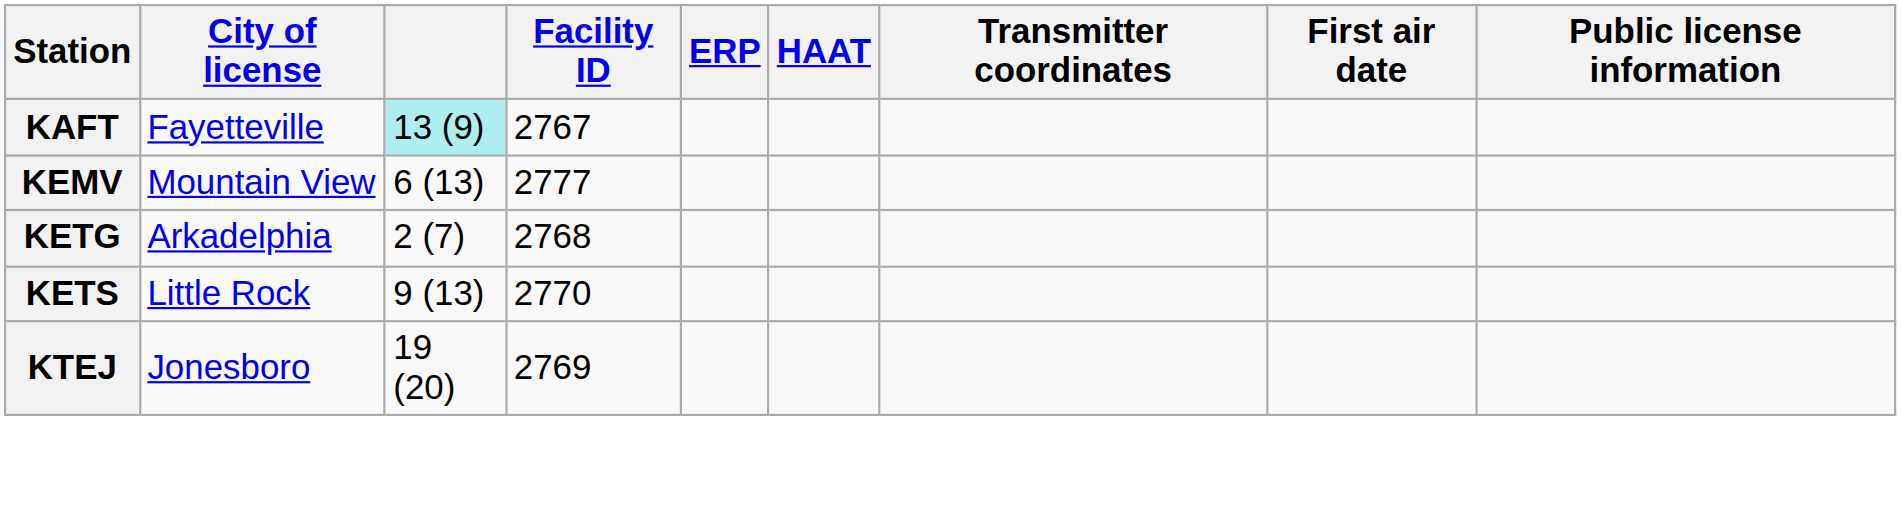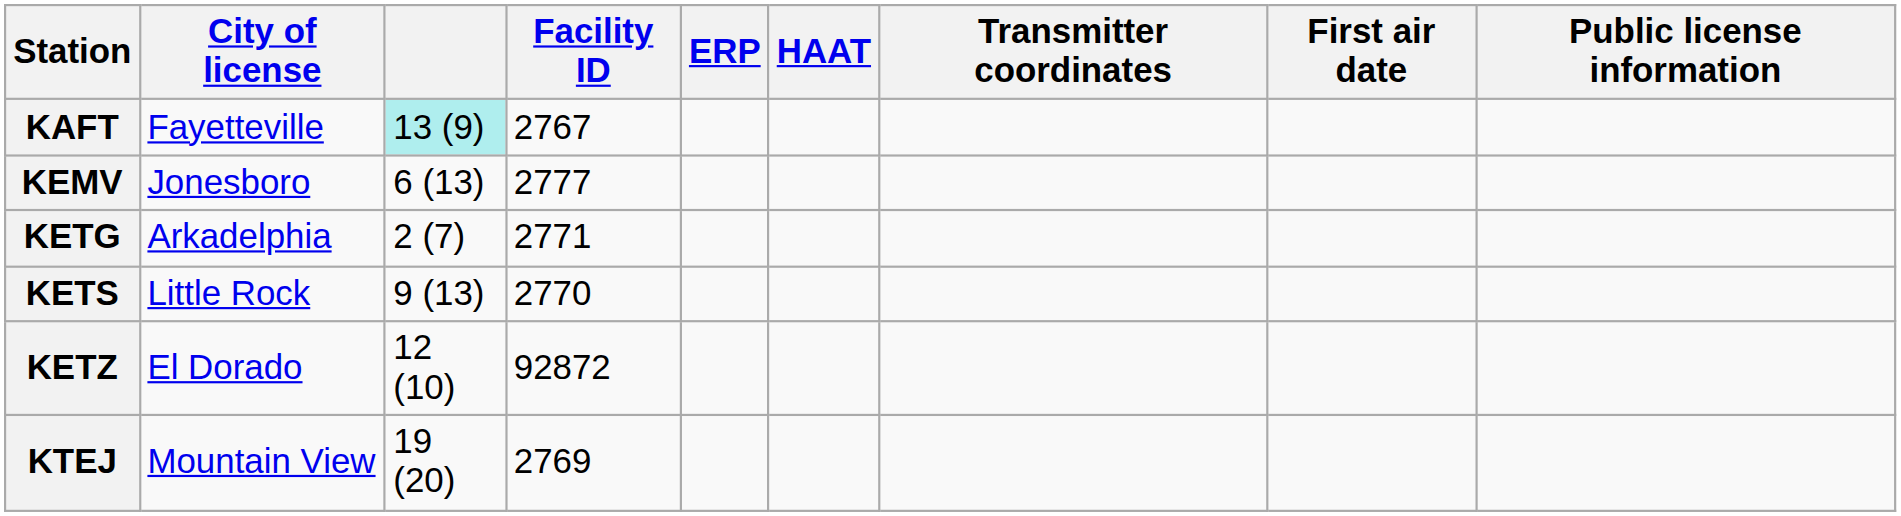(261, 182) Mountain View -> (229, 182) Jonesboro
(553, 237) 2768 -> (553, 237) 2771
+ row: (72, 367)
(229, 367) Jonesboro -> (261, 462) Mountain View
